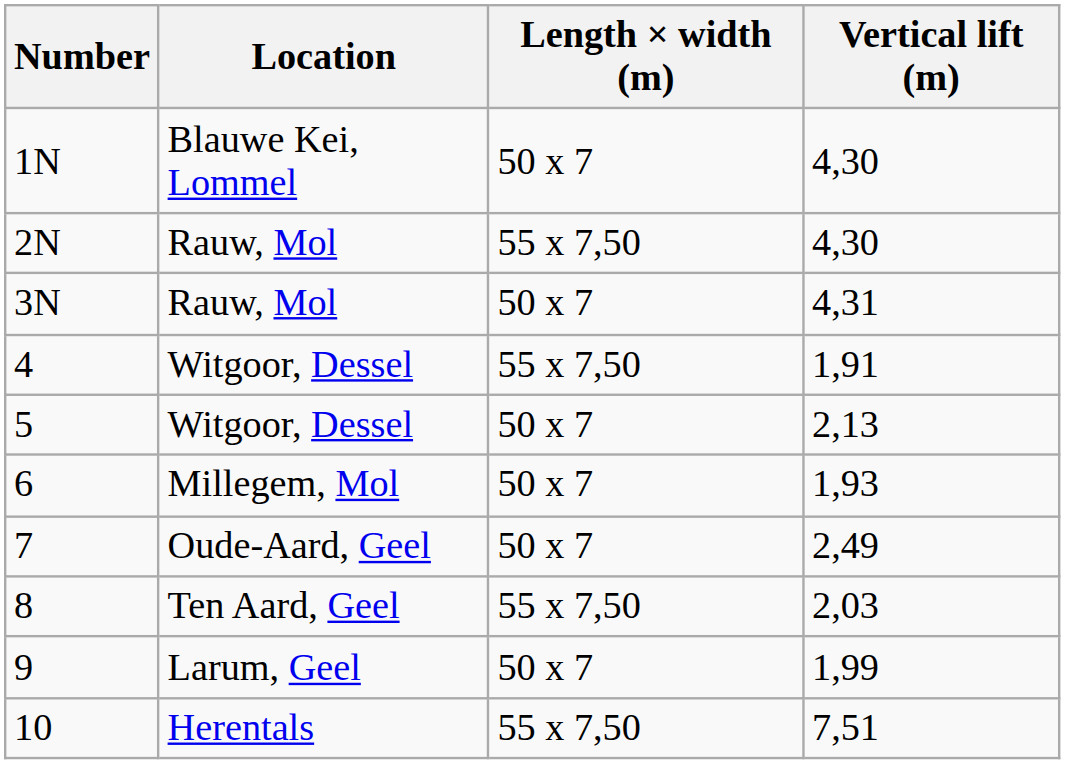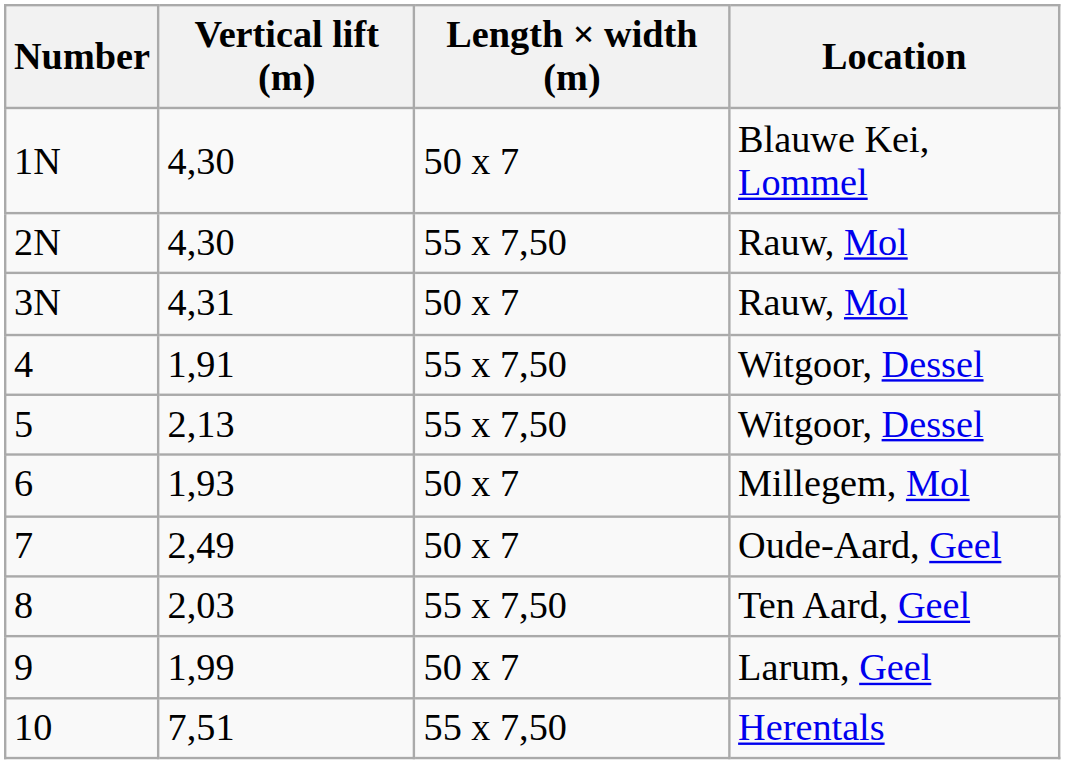columns swapped: (324, 56) <-> (931, 56)
(545, 424) 50 x 7 -> (495, 424) 55 x 7,50
